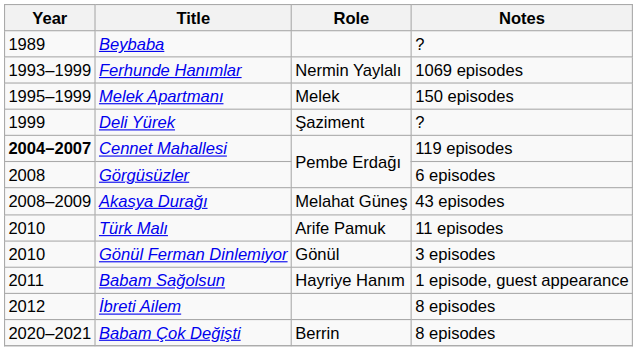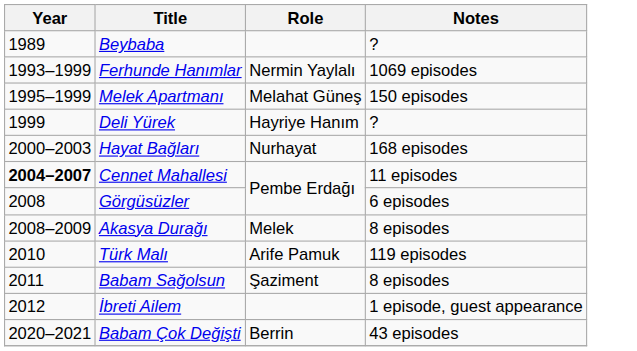(317, 97) Melek -> (305, 97) Melahat Güneş
(330, 123) Şaziment -> (304, 123) Hayriye Hanım
+ row: (149, 149)
(464, 149) 119 episodes -> (413, 175) 11 episodes
(351, 201) Melahat Güneş -> (271, 228) Melek
(460, 201) 43 episodes -> (409, 228) 8 episodes
(459, 228) 11 episodes -> (418, 254) 119 episodes
- row: (193, 254)
(350, 280) Hayriye Hanım -> (284, 280) Şaziment
(522, 280) 1 episode, guest appearance -> (409, 280) 8 episodes
(455, 306) 8 episodes -> (476, 306) 1 episode, guest appearance
(455, 333) 8 episodes -> (414, 333) 43 episodes
